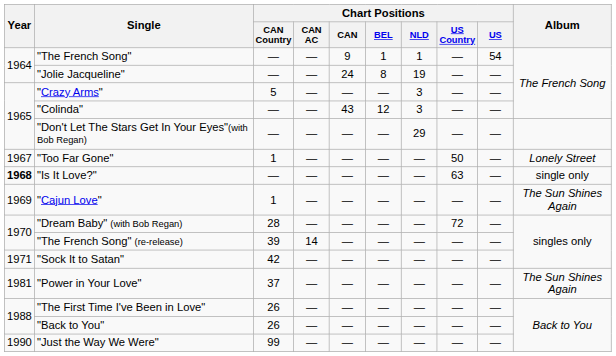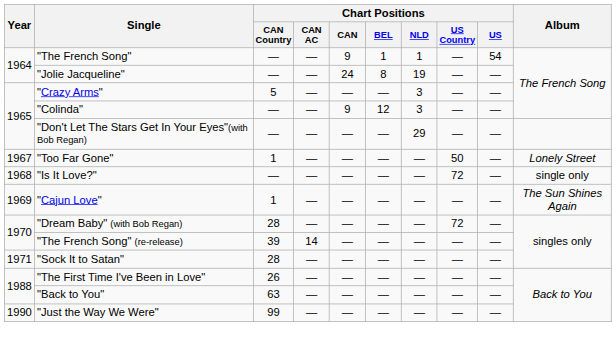(347, 109) 43 -> (347, 109) 9
(19, 175) bold -> (19, 175) normal
(457, 175) 63 -> (457, 175) 72
(273, 259) 42 -> (273, 259) 28
- row: (89, 283)
(273, 325) 26 -> (273, 294) 63
